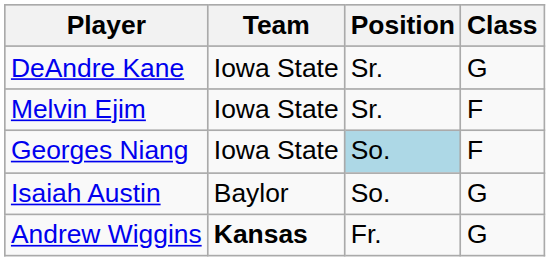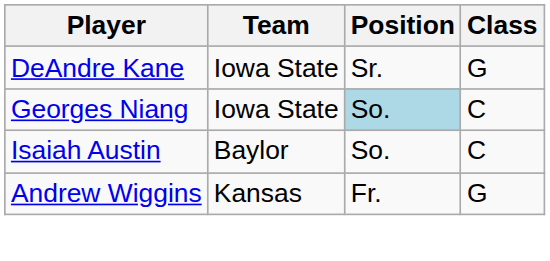- row: (78, 109)
(475, 151) F -> (477, 109) C
(477, 192) G -> (477, 151) C
(261, 234) bold -> (258, 192) normal
